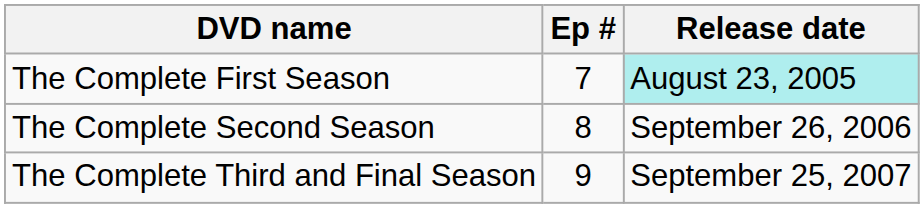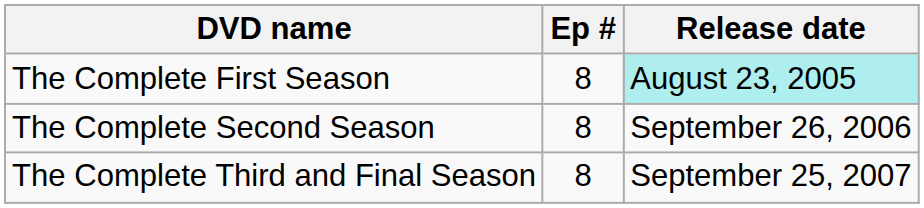(583, 78) 7 -> (583, 78) 8
(583, 176) 9 -> (583, 176) 8
